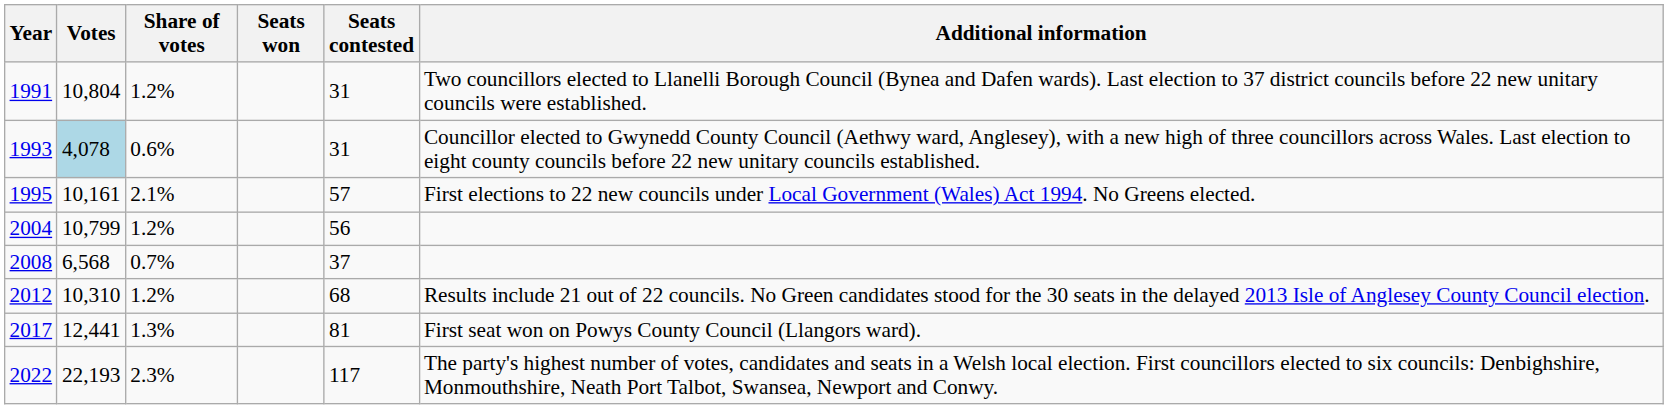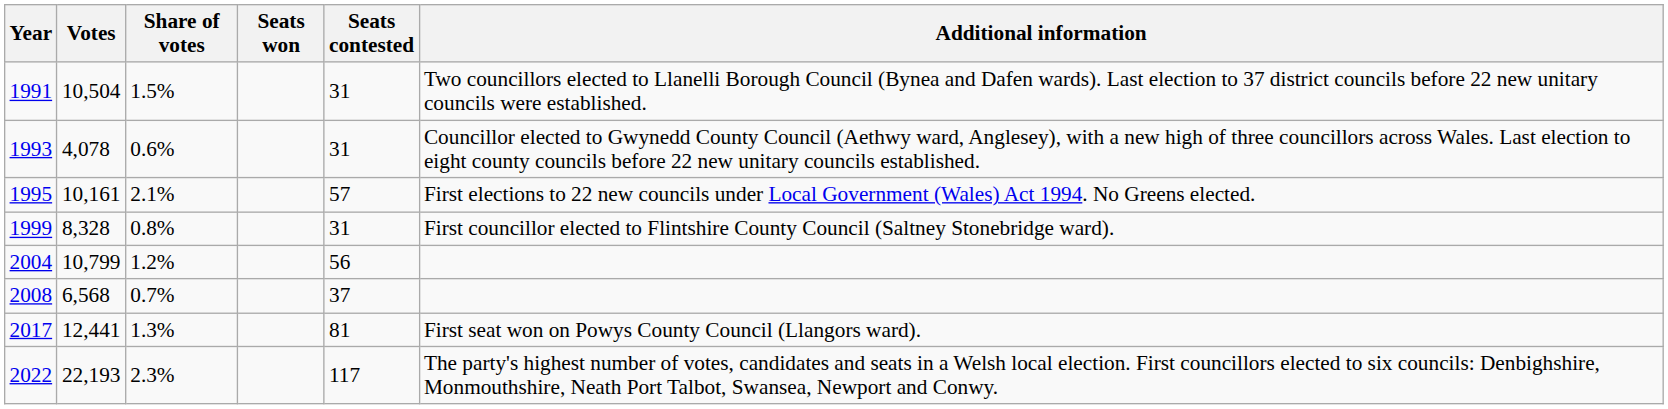(91, 91) 10,804 -> (91, 91) 10,504
(152, 91) 1.2% -> (152, 91) 1.5%
(86, 148) lightblue background -> (86, 148) no background
+ row: (31, 228)
- row: (31, 295)
